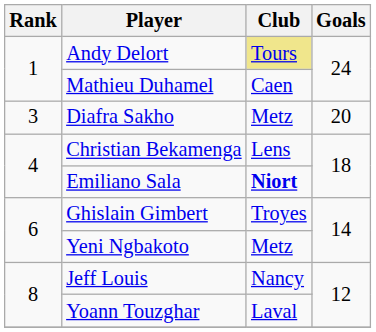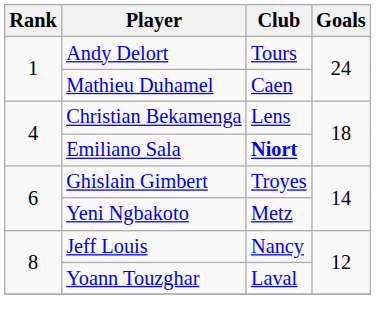(274, 52) khaki background -> (274, 52) no background
- row: (120, 117)
